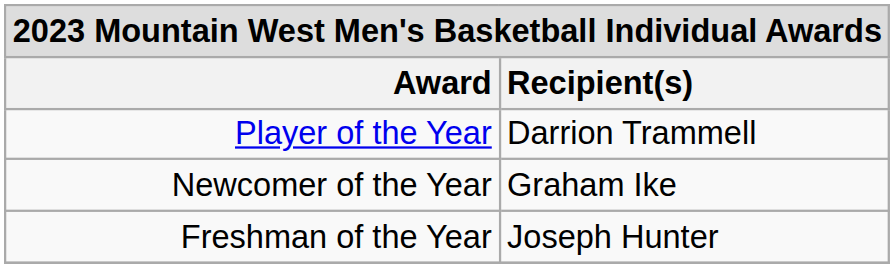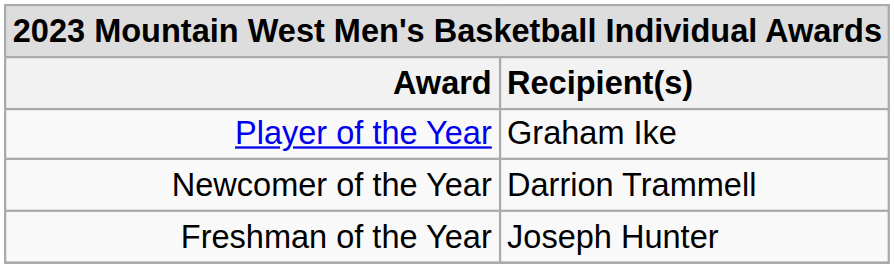(632, 134) Darrion Trammell -> (592, 134) Graham Ike
(592, 185) Graham Ike -> (632, 185) Darrion Trammell
